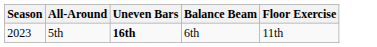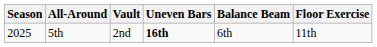+ column: (126, 14)
(19, 33) 2023 -> (19, 33) 2025
